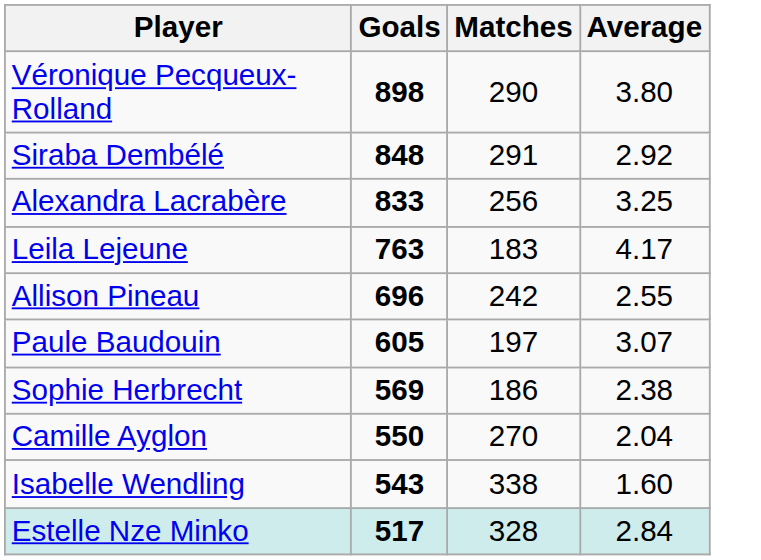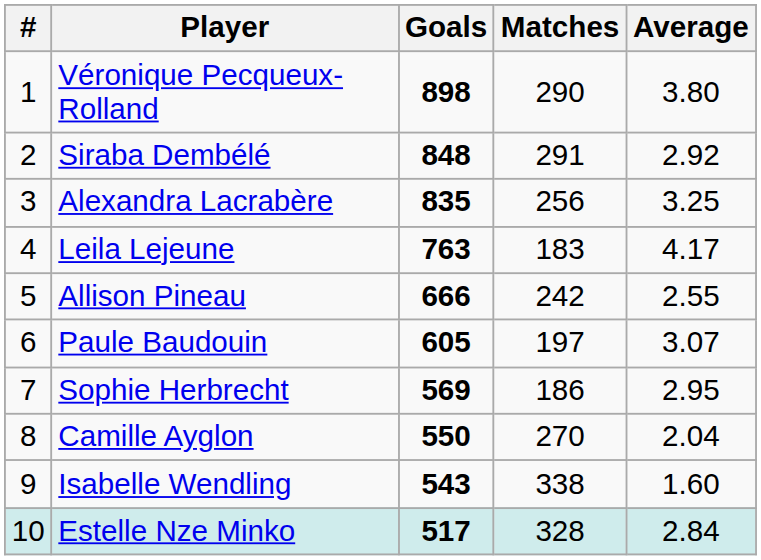+ column: (28, 27)
(400, 202) 833 -> (446, 202) 835
(400, 295) 696 -> (446, 295) 666
(644, 389) 2.38 -> (691, 389) 2.95
